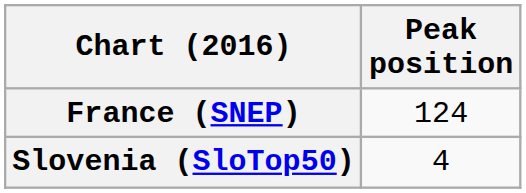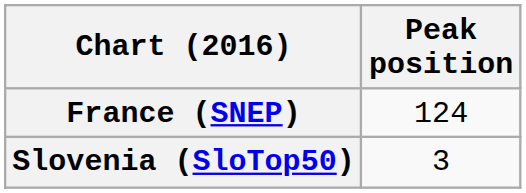(441, 162) 4 -> (441, 162) 3
